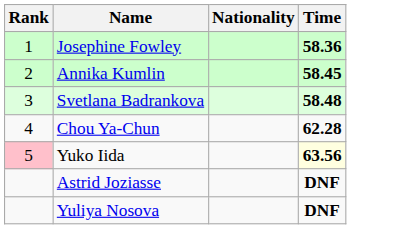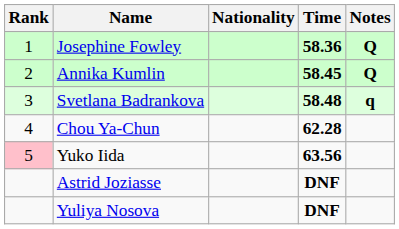+ column: (370, 18)
(322, 155) lightyellow background -> (322, 155) no background
